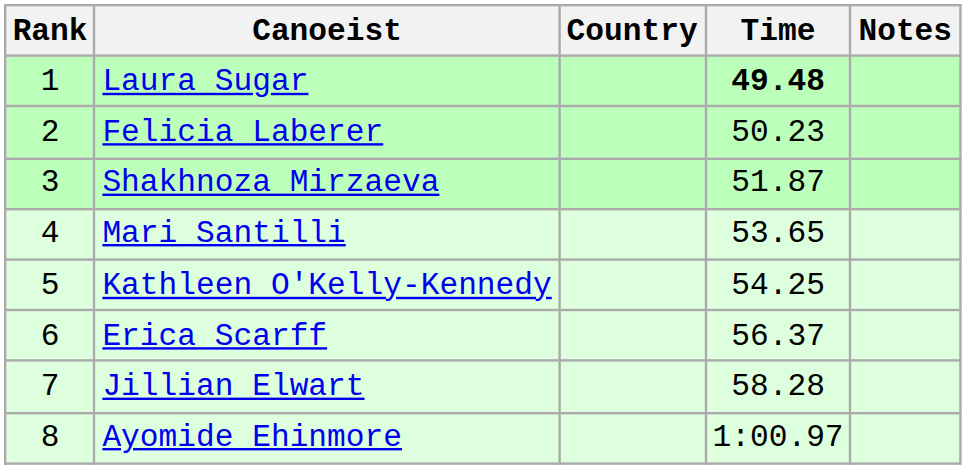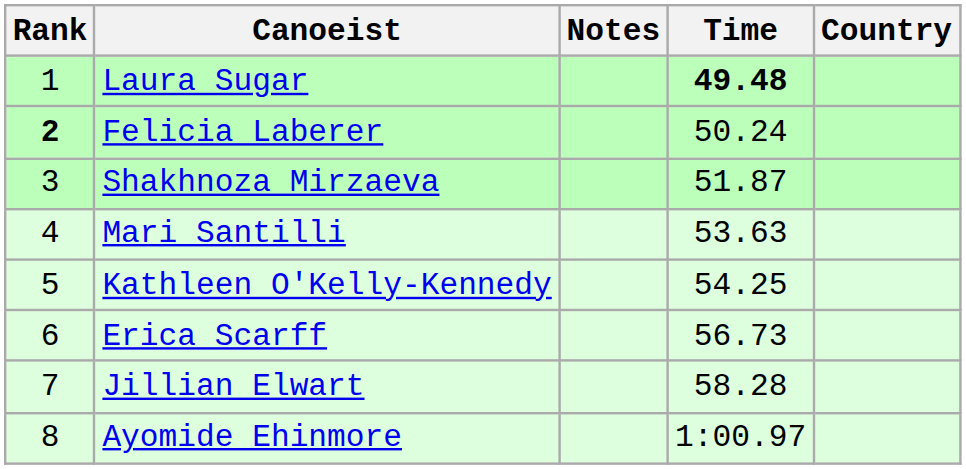columns swapped: (632, 31) <-> (905, 31)
(50, 132) normal -> (50, 132) bold
(778, 132) 50.23 -> (741, 132) 50.24
(778, 234) 53.65 -> (741, 234) 53.63
(778, 336) 56.37 -> (741, 336) 56.73
